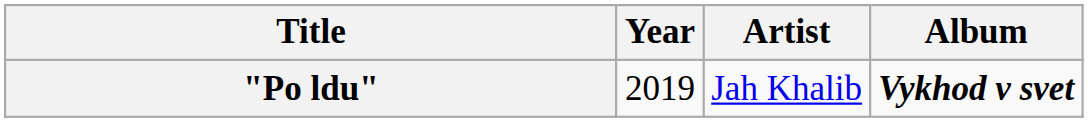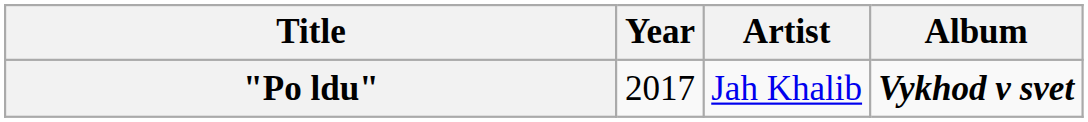(660, 87) 2019 -> (660, 87) 2017
